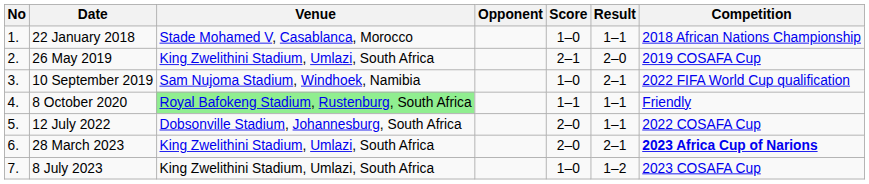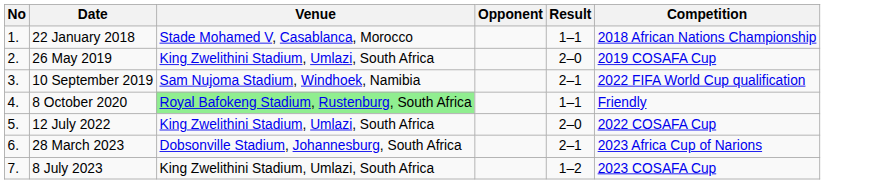- column: (568, 15)
(311, 124) Dobsonville Stadium, Johannesburg, South Africa -> (297, 124) King Zwelithini Stadium, Umlazi, South Africa
(615, 124) 1–1 -> (570, 124) 2–0
(297, 146) King Zwelithini Stadium, Umlazi, South Africa -> (311, 146) Dobsonville Stadium, Johannesburg, South Africa
(730, 146) bold -> (680, 146) normal
